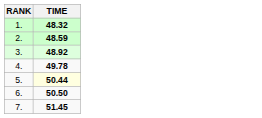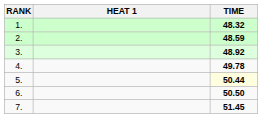+ column: (122, 12)
